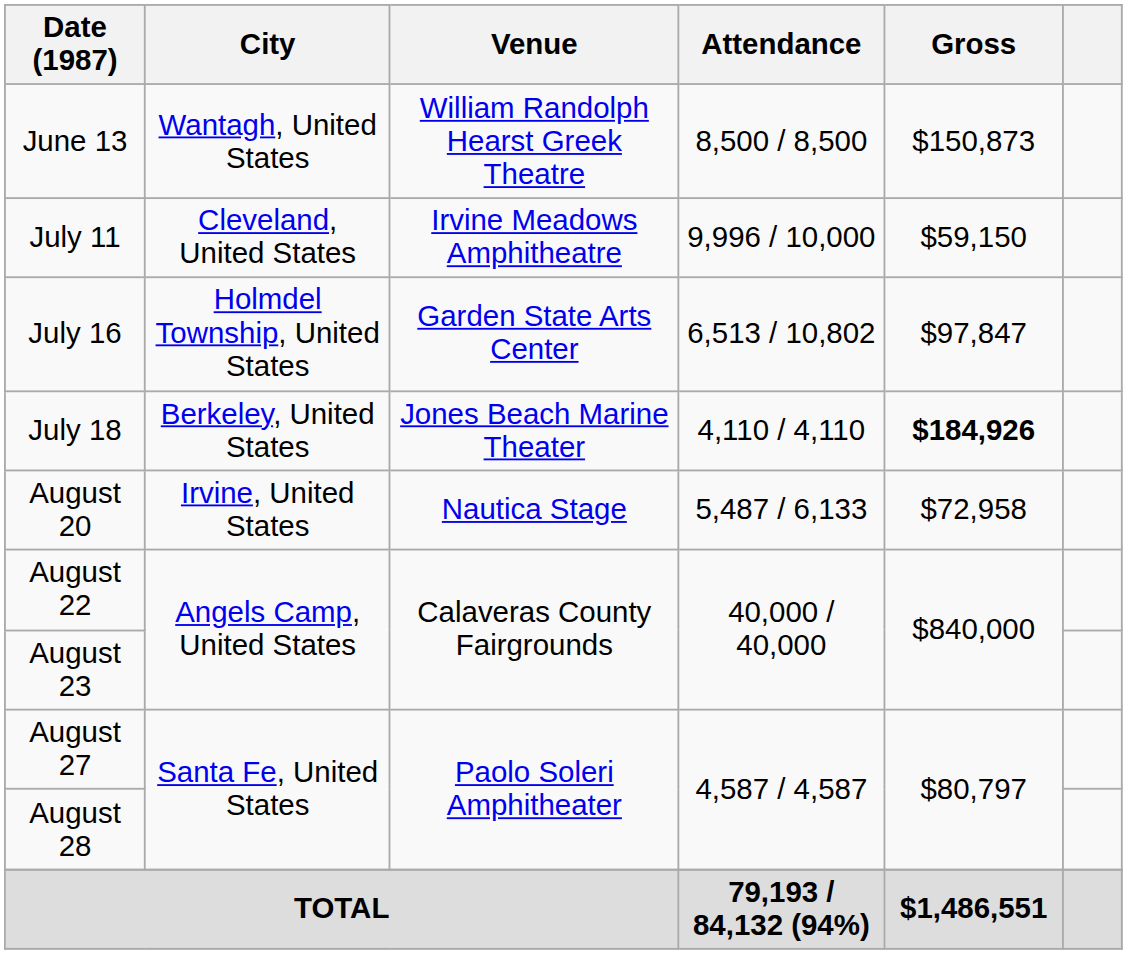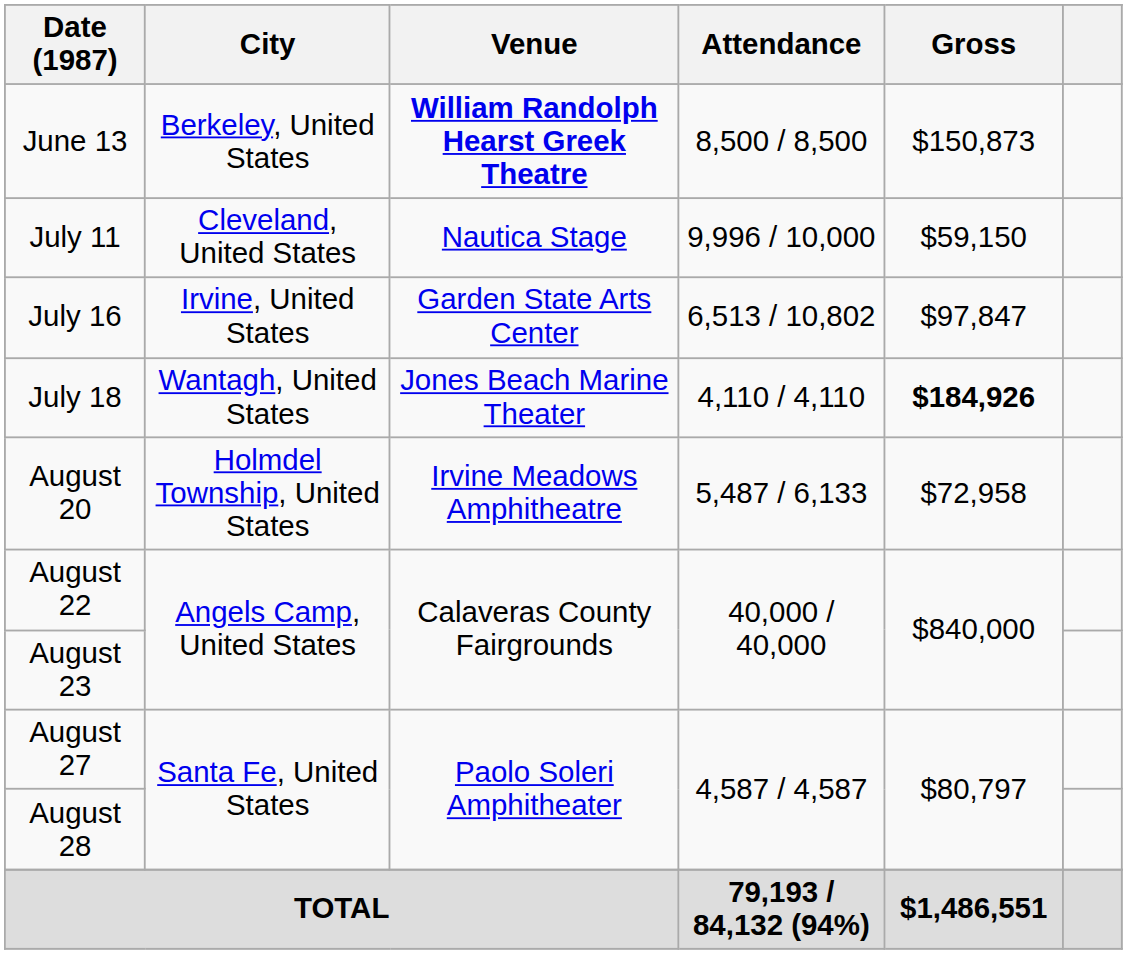(268, 140) Wantagh, United States -> (268, 140) Berkeley, United States
(534, 140) normal -> (534, 140) bold
(534, 237) Irvine Meadows Amphitheatre -> (534, 237) Nautica Stage
(268, 333) Holmdel Township, United States -> (268, 316) Irvine, United States
(268, 429) Berkeley, United States -> (268, 396) Wantagh, United States
(268, 509) Irvine, United States -> (268, 493) Holmdel Township, United States
(534, 509) Nautica Stage -> (534, 493) Irvine Meadows Amphitheatre
